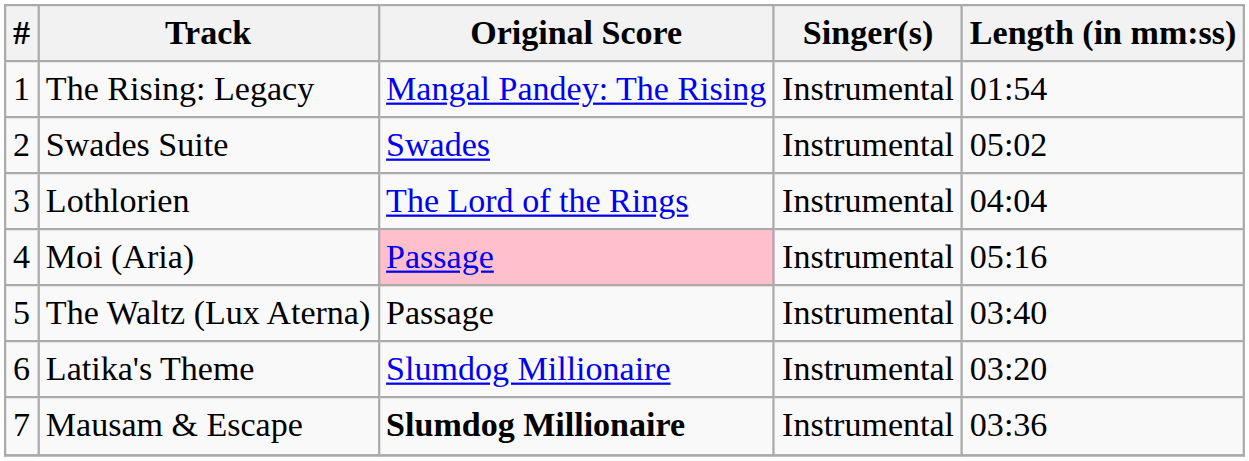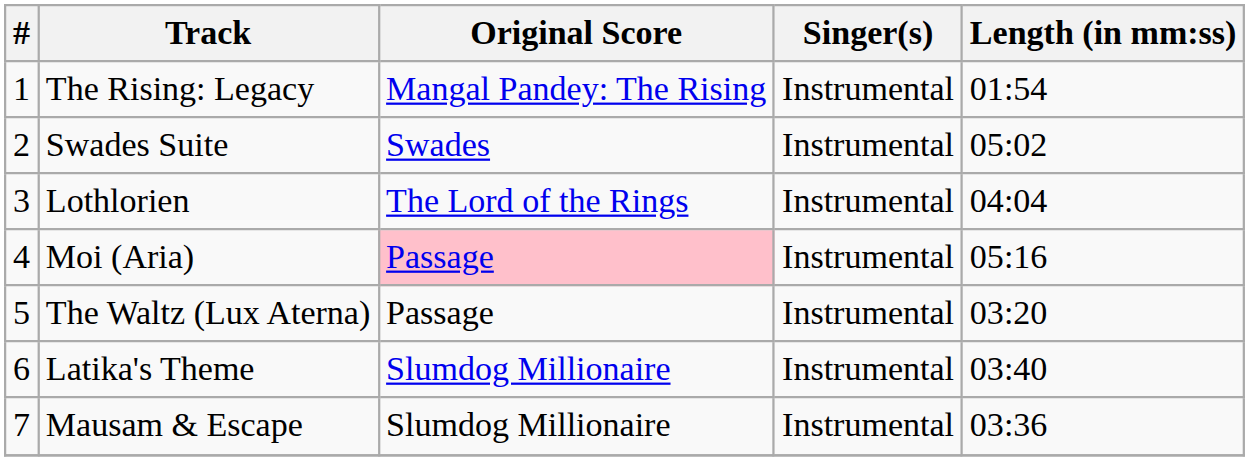(1009, 313) 03:40 -> (1009, 313) 03:20
(1009, 369) 03:20 -> (1009, 369) 03:40
(536, 425) bold -> (528, 425) normal
